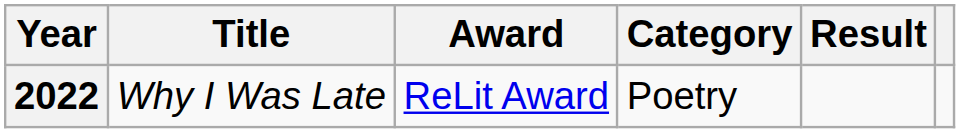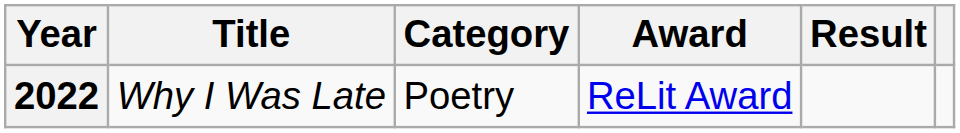columns swapped: (506, 34) <-> (710, 34)
